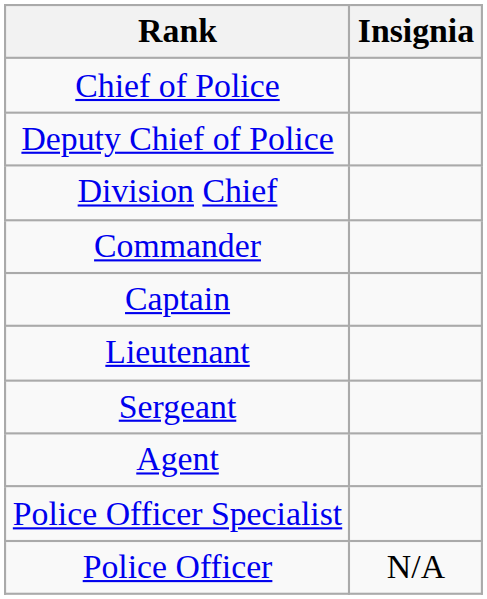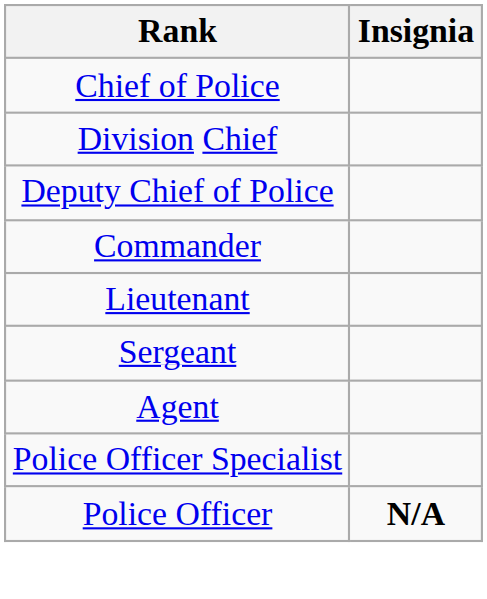rows swapped: (178, 138) <-> (178, 191)
- row: (178, 298)
(416, 566) normal -> (416, 513) bold
